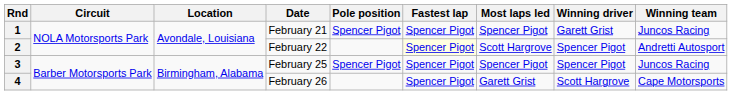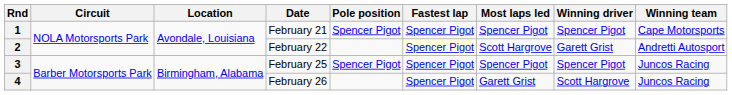(585, 30) Garett Grist -> (591, 30) Spencer Pigot
(674, 30) Juncos Racing -> (681, 30) Cape Motorsports
(591, 47) Spencer Pigot -> (585, 47) Garett Grist
(681, 81) Cape Motorsports -> (674, 81) Juncos Racing
